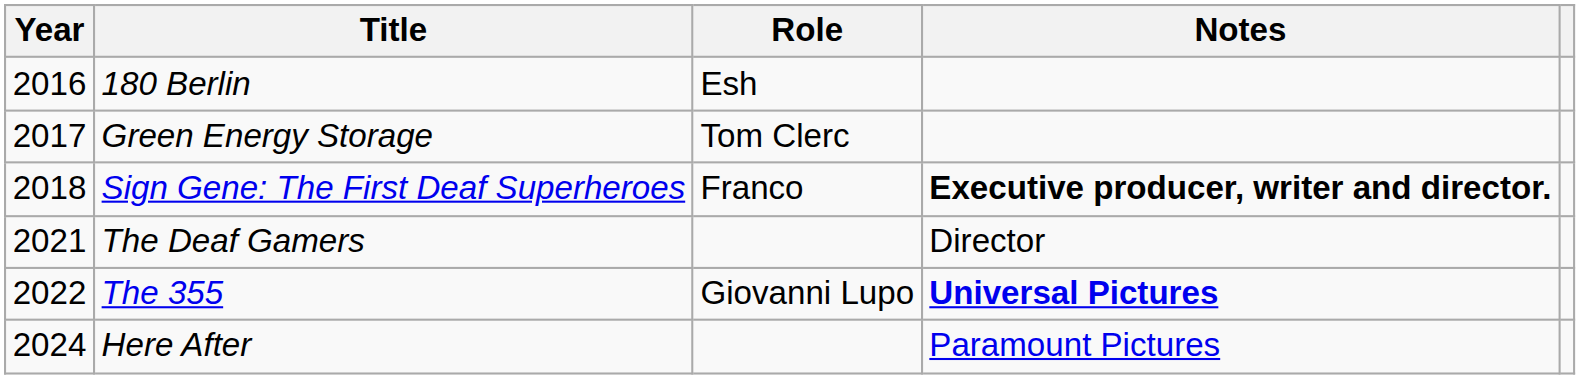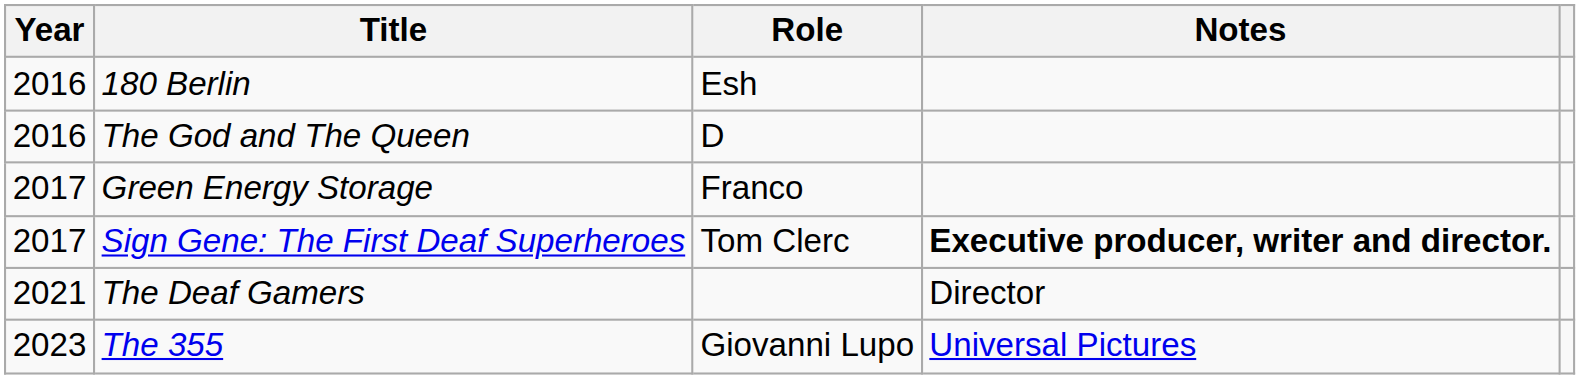+ row: (286, 135)
(775, 135) Tom Clerc -> (752, 188) Franco
(50, 188) 2018 -> (50, 240) 2017
(752, 188) Franco -> (775, 240) Tom Clerc
(50, 293) 2022 -> (50, 345) 2023
(1074, 293) bold -> (1063, 345) normal
- row: (176, 345)
